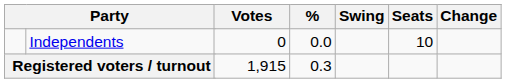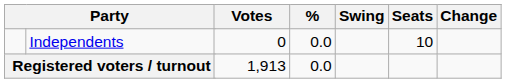(266, 66) 1,915 -> (266, 66) 1,913
(321, 66) 0.3 -> (321, 66) 0.0
